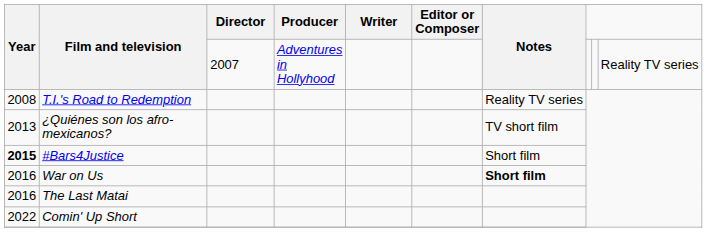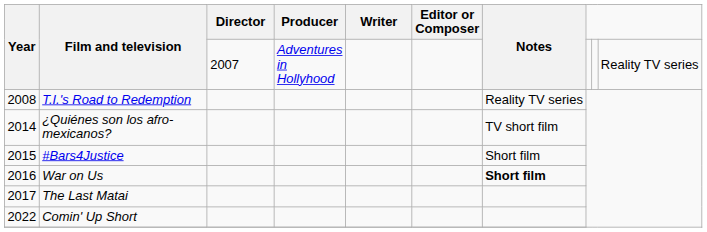(22, 127) 2013 -> (22, 127) 2014
(22, 155) bold -> (22, 155) normal
(22, 196) 2016 -> (22, 196) 2017
